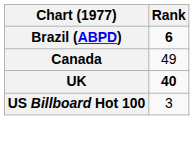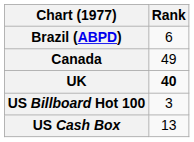(169, 37) bold -> (169, 37) normal
+ row: (76, 125)
